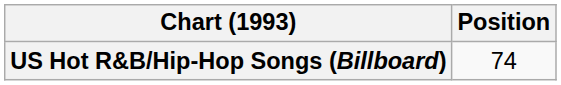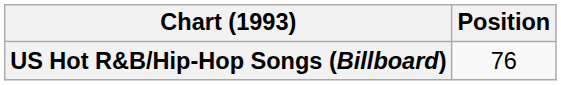(504, 60) 74 -> (504, 60) 76
